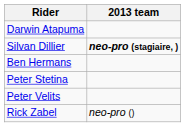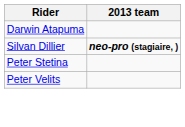- row: (39, 63)
- row: (32, 113)
